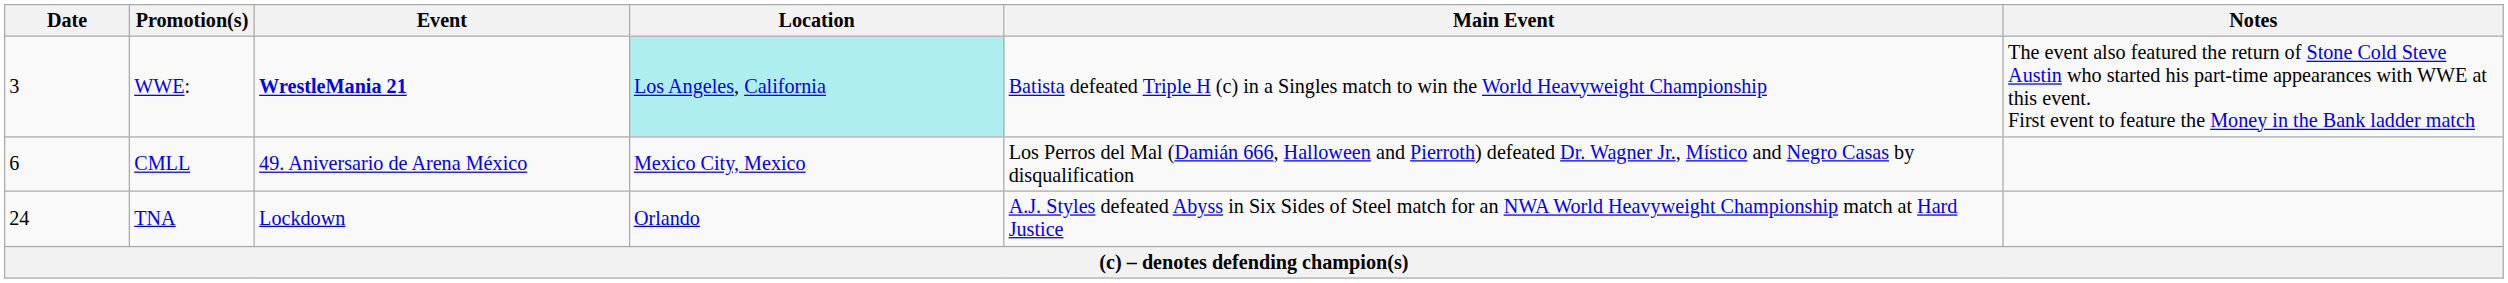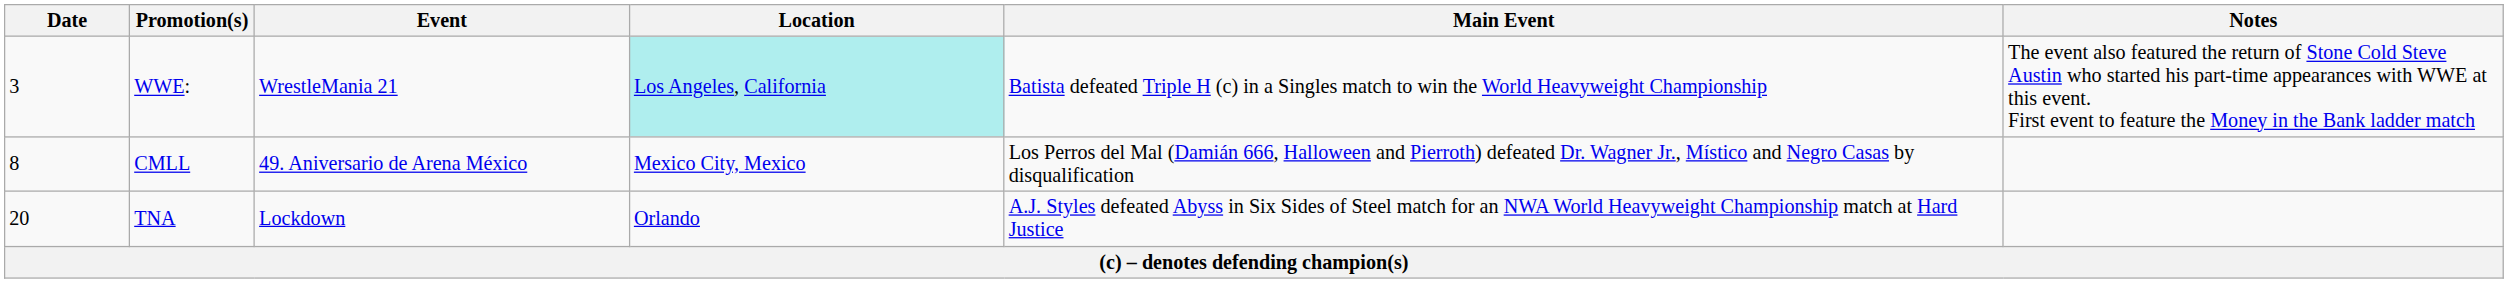(333, 86) bold -> (328, 86) normal
(14, 163) 6 -> (14, 163) 8
(19, 218) 24 -> (19, 218) 20
